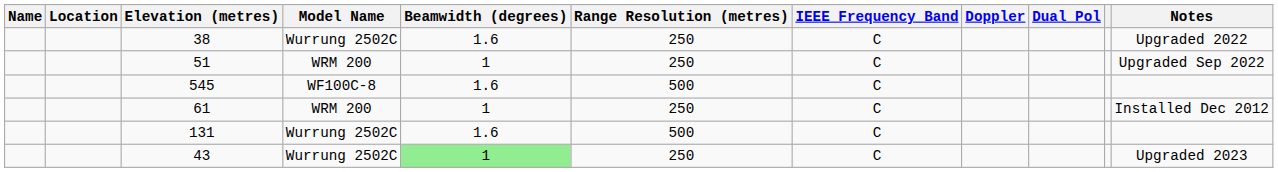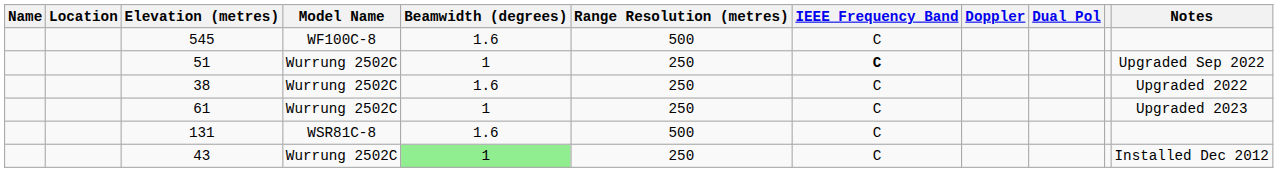rows swapped: (202, 86) <-> (202, 40)
(342, 63) WRM 200 -> (342, 63) Wurrung 2502C
(877, 63) normal -> (877, 63) bold
(342, 109) WRM 200 -> (342, 109) Wurrung 2502C
(1192, 109) Installed Dec 2012 -> (1192, 109) Upgraded 2023
(342, 133) Wurrung 2502C -> (342, 133) WSR81C-8
(1192, 156) Upgraded 2023 -> (1192, 156) Installed Dec 2012
